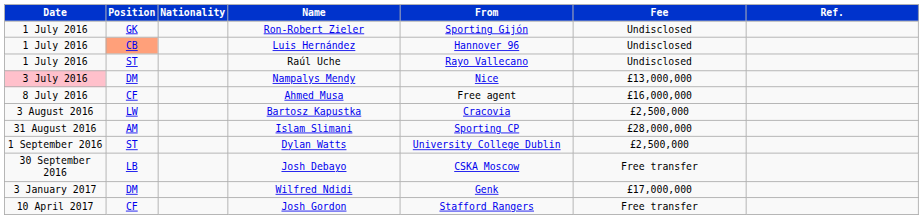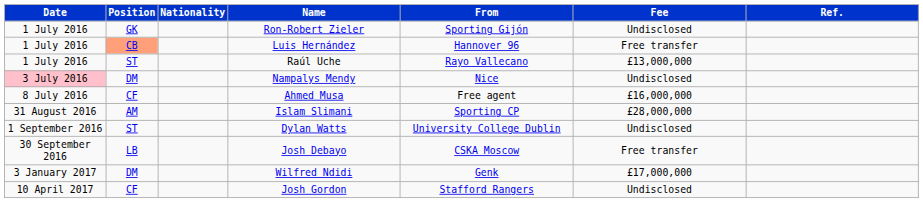(659, 45) Undisclosed -> (659, 45) Free transfer
(659, 62) Undisclosed -> (659, 62) £13,000,000
(659, 78) £13,000,000 -> (659, 78) Undisclosed
- row: (314, 111)
(659, 144) £2,500,000 -> (659, 128) Undisclosed
(659, 206) Free transfer -> (659, 189) Undisclosed
